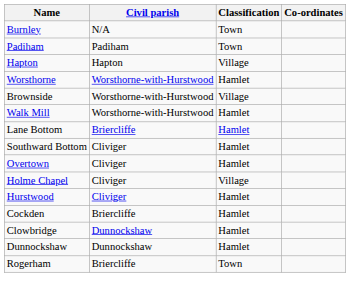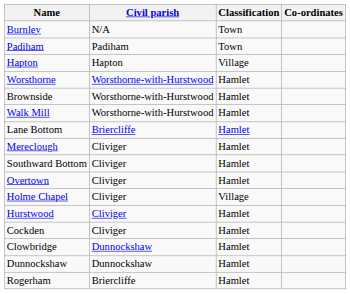(234, 96) Village -> (234, 96) Hamlet
+ row: (32, 146)
(114, 213) Briercliffe -> (109, 230) Cliviger
(230, 264) Town -> (234, 280) Hamlet
